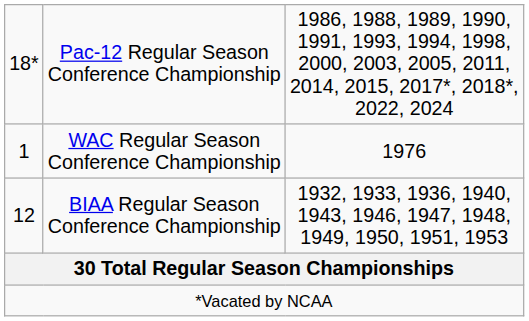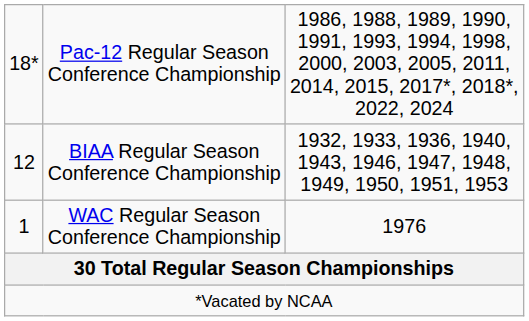rows swapped: (164, 215) <-> (164, 150)
